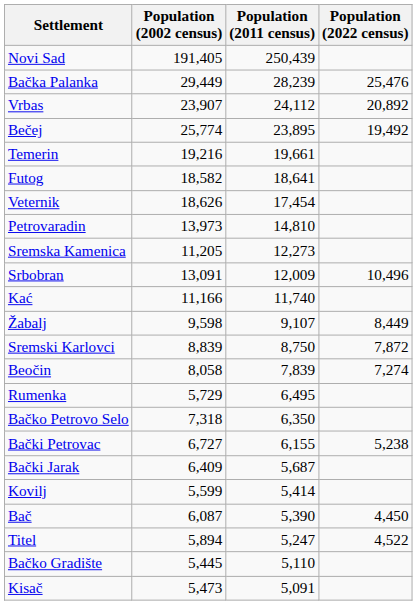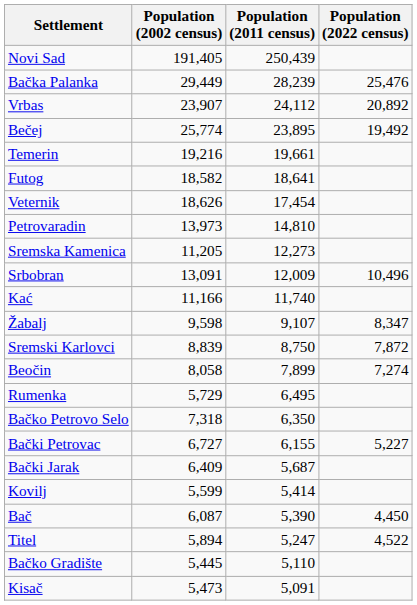(391, 322) 8,449 -> (391, 322) 8,347
(298, 371) 7,839 -> (298, 371) 7,899
(391, 443) 5,238 -> (391, 443) 5,227
